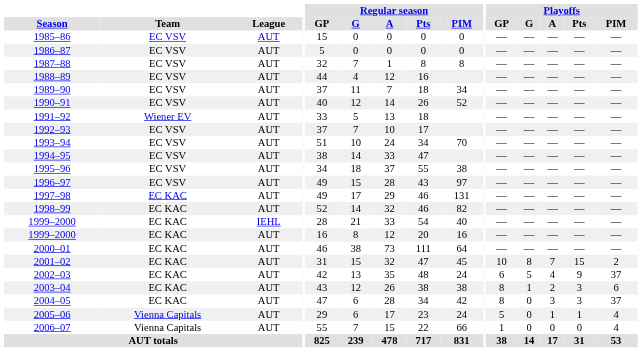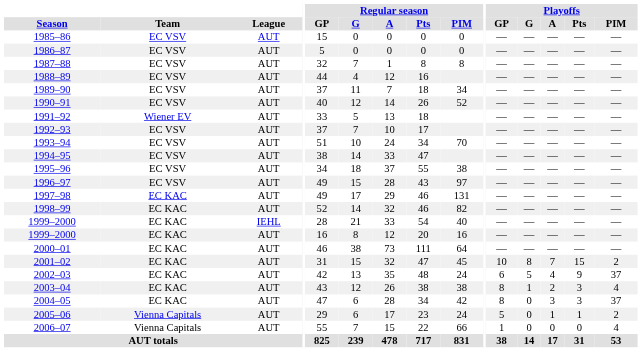(616, 287) 6 -> (616, 287) 4
(616, 314) 4 -> (616, 314) 2
